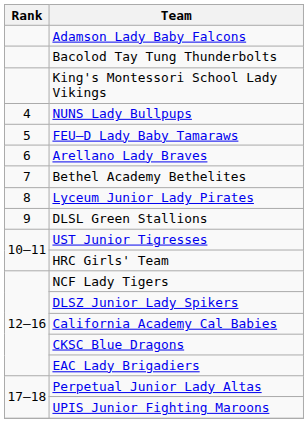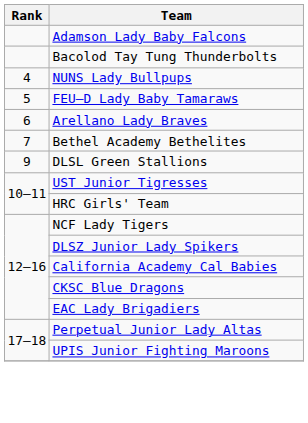- row: (165, 85)
- row: (153, 198)
